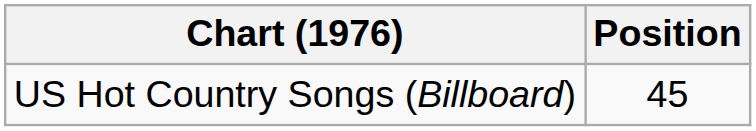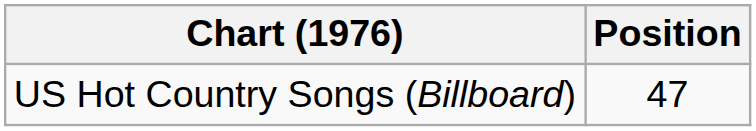(667, 93) 45 -> (667, 93) 47
